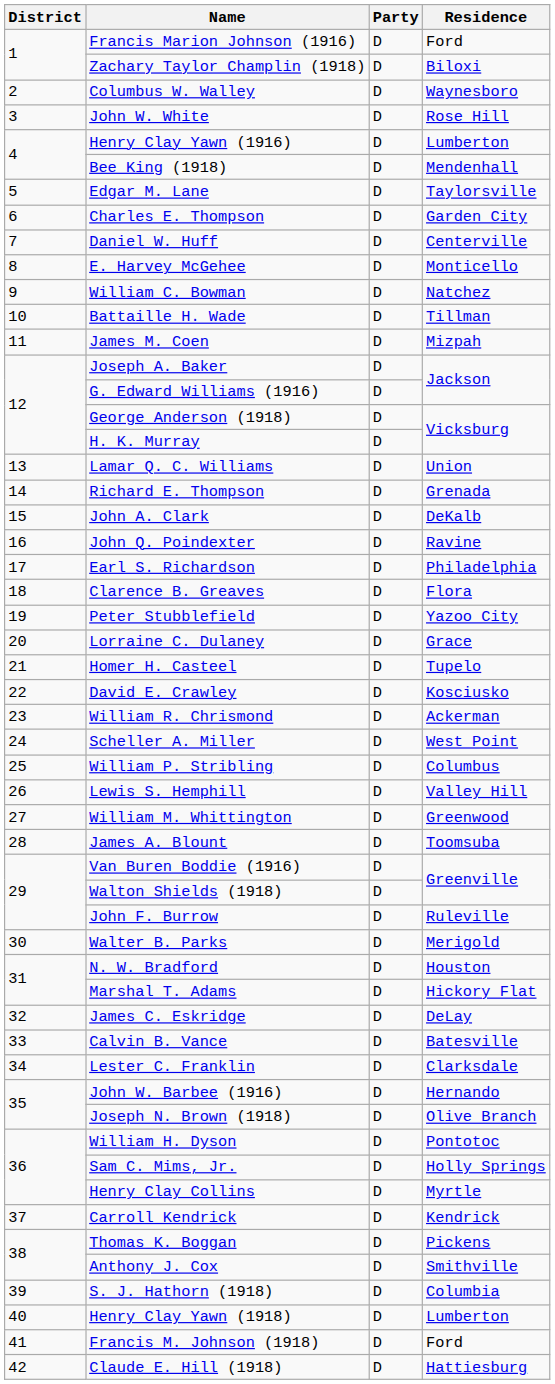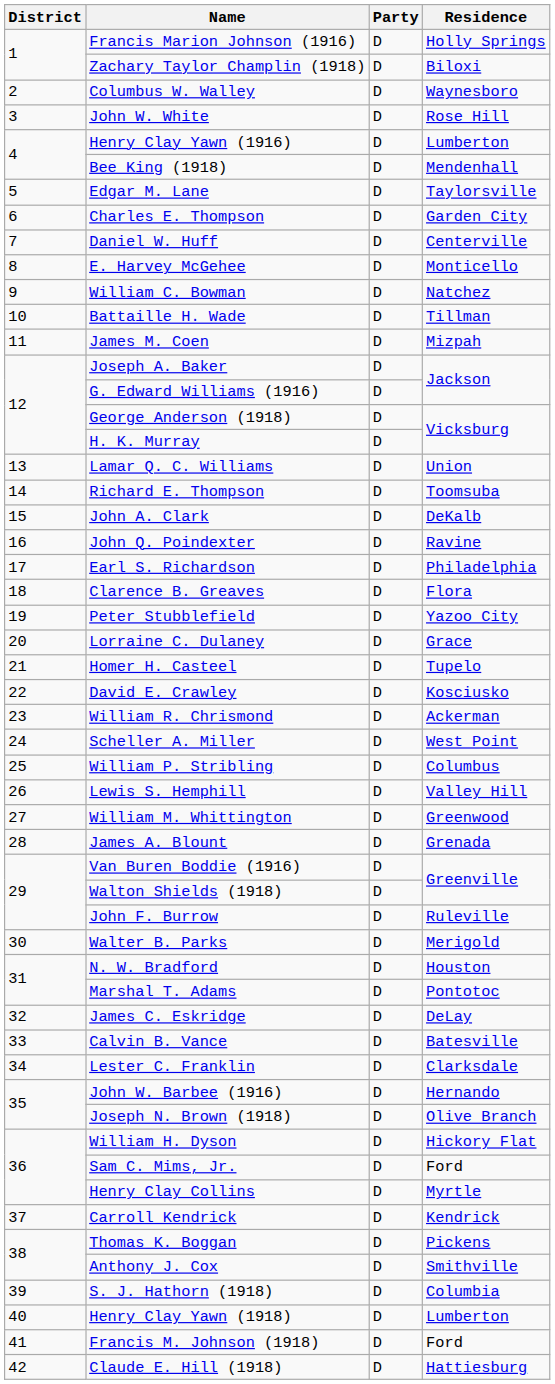(444, 42) Ford -> (486, 42) Holly Springs
(458, 492) Grenada -> (463, 492) Toomsuba
(463, 842) Toomsuba -> (458, 842) Grenada
(481, 992) Hickory Flat -> (463, 992) Pontotoc
(463, 1142) Pontotoc -> (481, 1142) Hickory Flat
(486, 1167) Holly Springs -> (444, 1167) Ford
